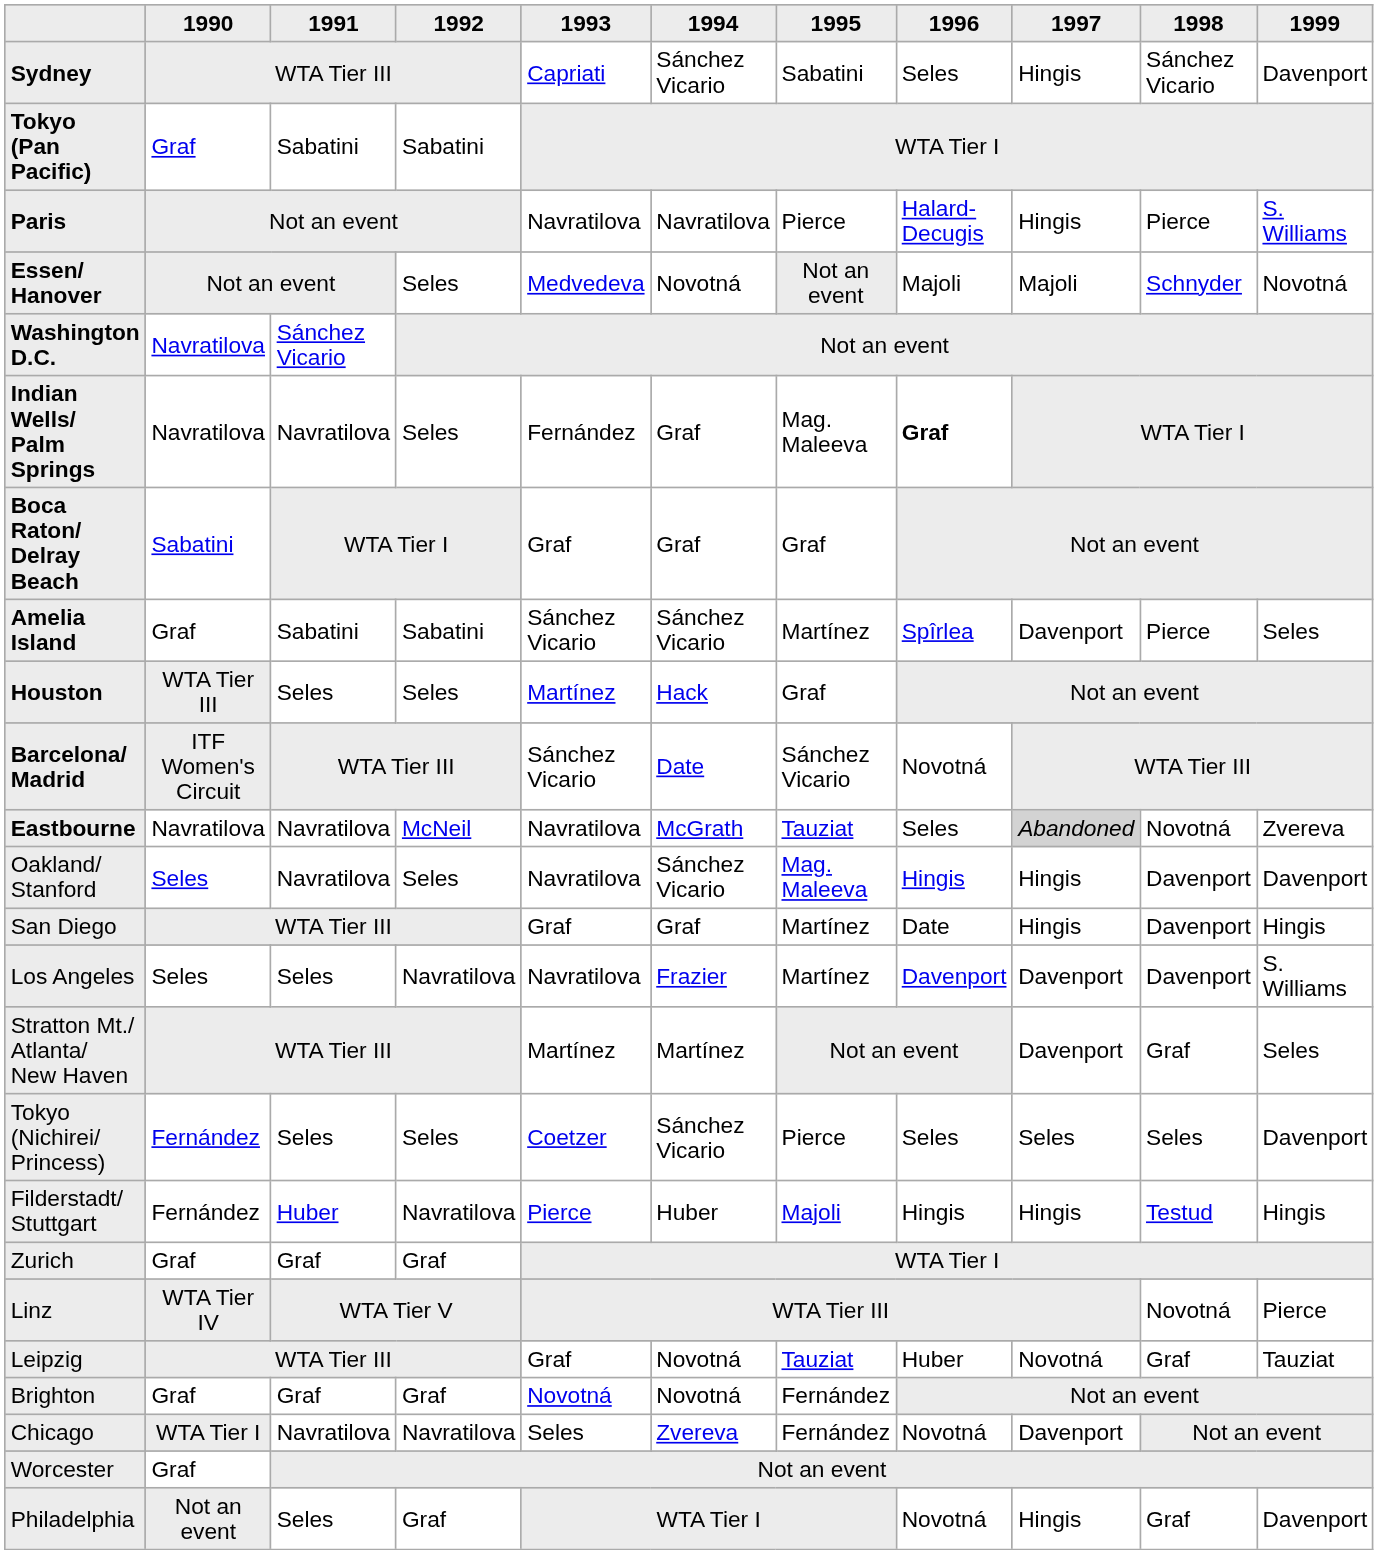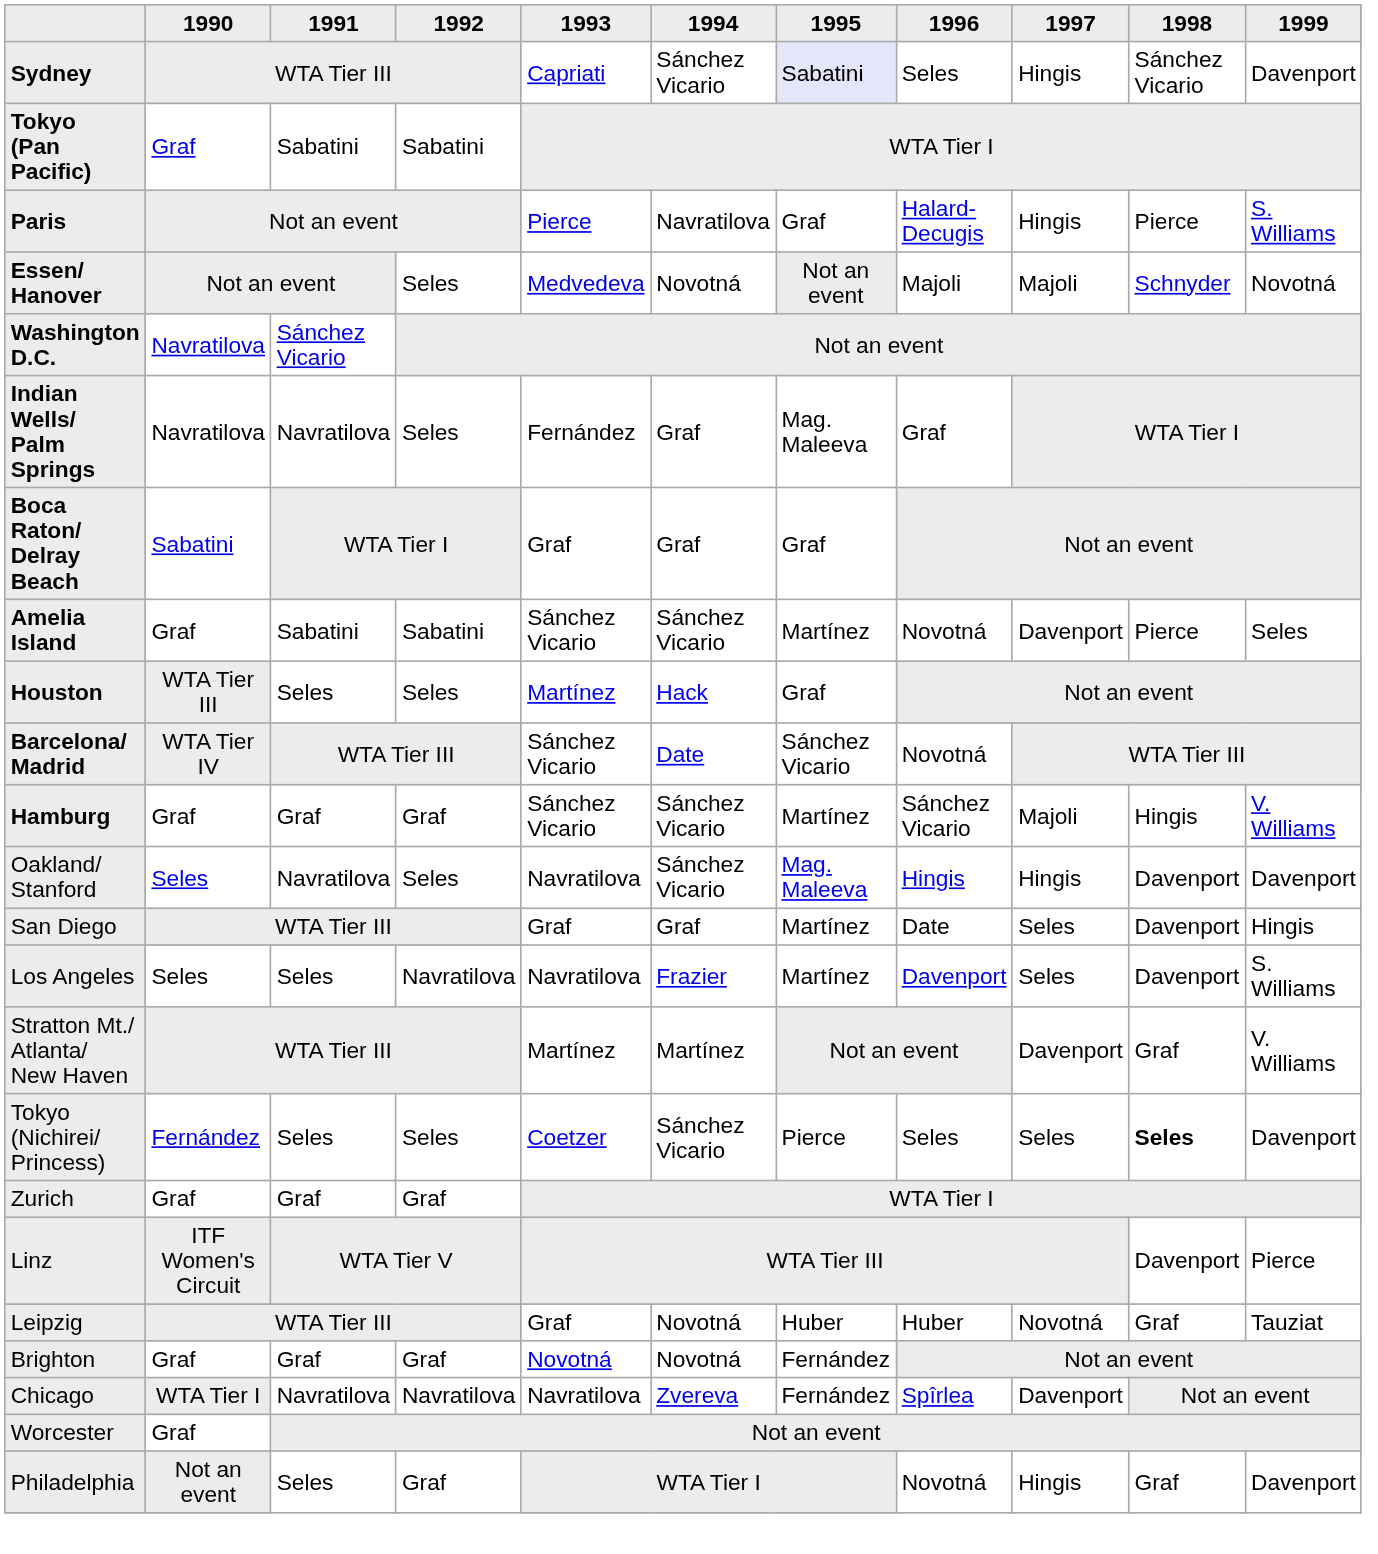(823, 72) no background -> (823, 72) lavender background
(584, 221) Navratilova -> (559, 221) Pierce
(814, 221) Pierce -> (804, 221) Graf
(925, 432) bold -> (924, 432) normal
(938, 630) Spîrlea -> (944, 630) Novotná
(208, 766) ITF Women's Circuit -> (208, 754) WTA Tier IV
+ row: (61, 816)
- row: (73, 828)
(1050, 927) Hingis -> (1047, 927) Seles
(1071, 976) Davenport -> (1047, 976) Seles
(1291, 1050) Seles -> (1293, 1050) V. Williams
(1174, 1137) normal -> (1164, 1137) bold
- row: (67, 1211)
(208, 1310) WTA Tier IV -> (208, 1261) ITF Women's Circuit
(1188, 1310) Novotná -> (1187, 1261) Davenport
(817, 1359) Tauziat -> (812, 1322) Huber
(556, 1433) Seles -> (584, 1396) Navratilova
(944, 1433) Novotná -> (938, 1396) Spîrlea
